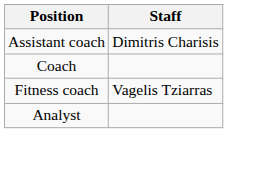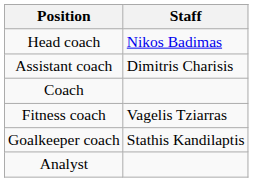+ row: (64, 41)
+ row: (64, 139)
